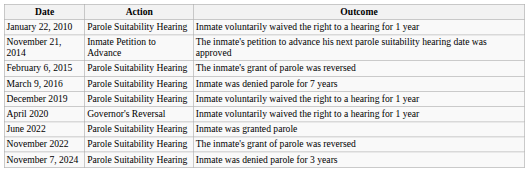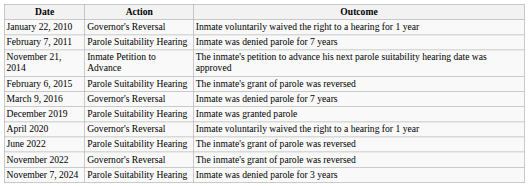(137, 27) Parole Suitability Hearing -> (126, 27) Governor's Reversal
+ row: (39, 42)
(137, 83) Parole Suitability Hearing -> (126, 99) Governor's Reversal
(307, 99) Inmate voluntarily waived the right to a hearing for 1 year -> (247, 114) Inmate was granted parole
(247, 129) Inmate was granted parole -> (276, 144) The inmate's grant of parole was reversed
(137, 144) Parole Suitability Hearing -> (126, 159) Governor's Reversal
